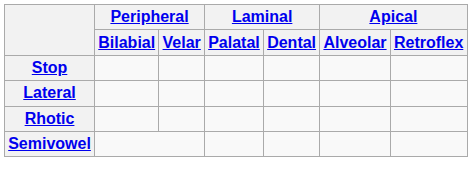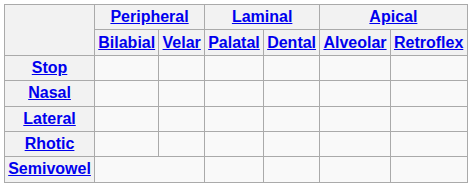+ row: (50, 93)
